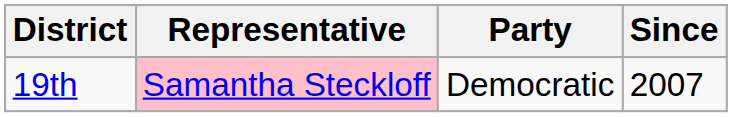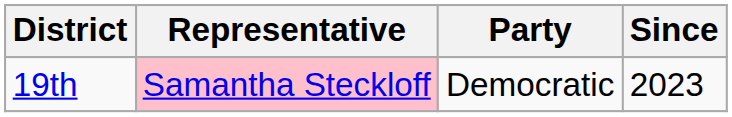(667, 83) 2007 -> (667, 83) 2023
